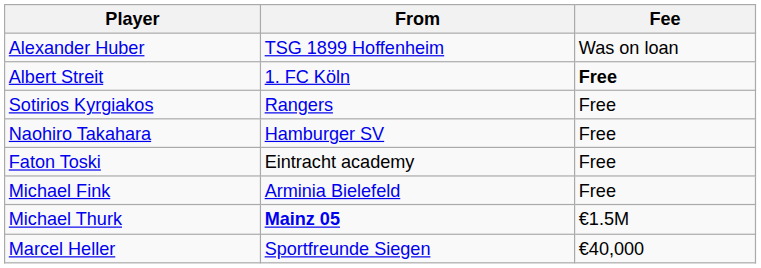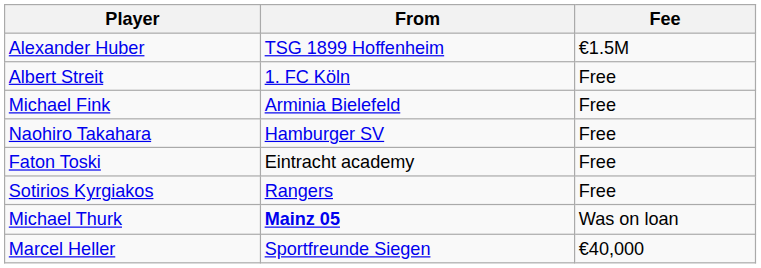(629, 48) Was on loan -> (604, 48) €1.5M
(598, 76) bold -> (597, 76) normal
rows swapped: (60, 191) <-> (81, 105)
(604, 220) €1.5M -> (629, 220) Was on loan
